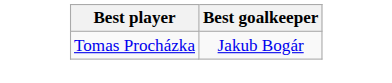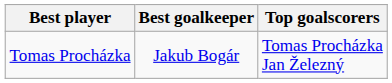+ column: (322, 18)
